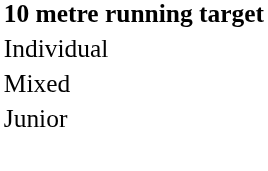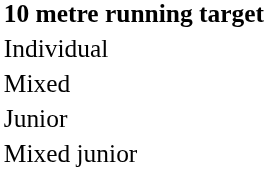+ row: (71, 153)
